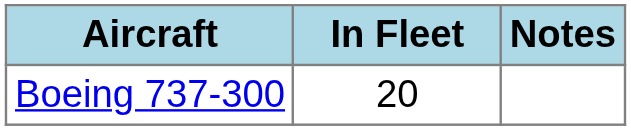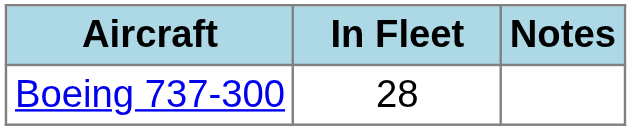(397, 94) 20 -> (397, 94) 28
